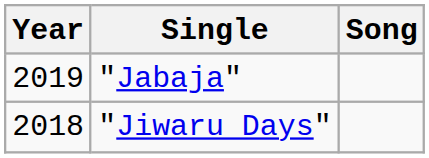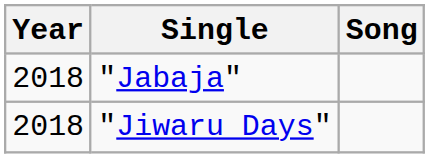(48, 78) 2019 -> (48, 78) 2018
